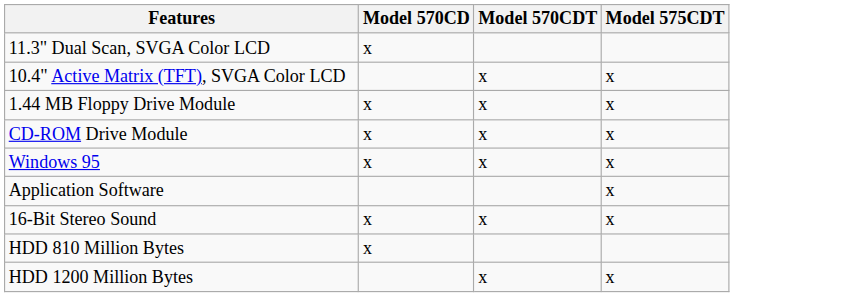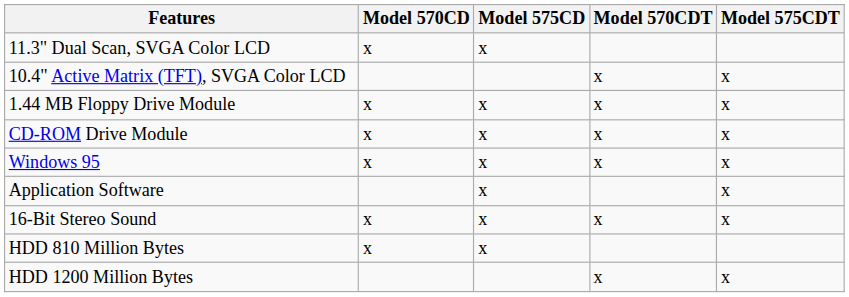+ column: (532, 18)
